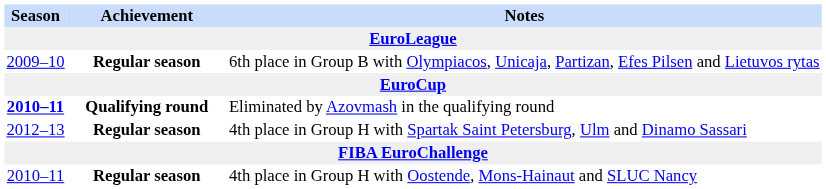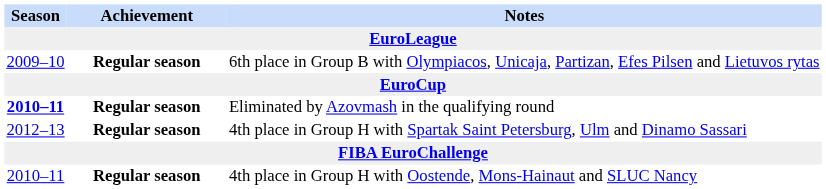(147, 107) Qualifying round -> (147, 107) Regular season
